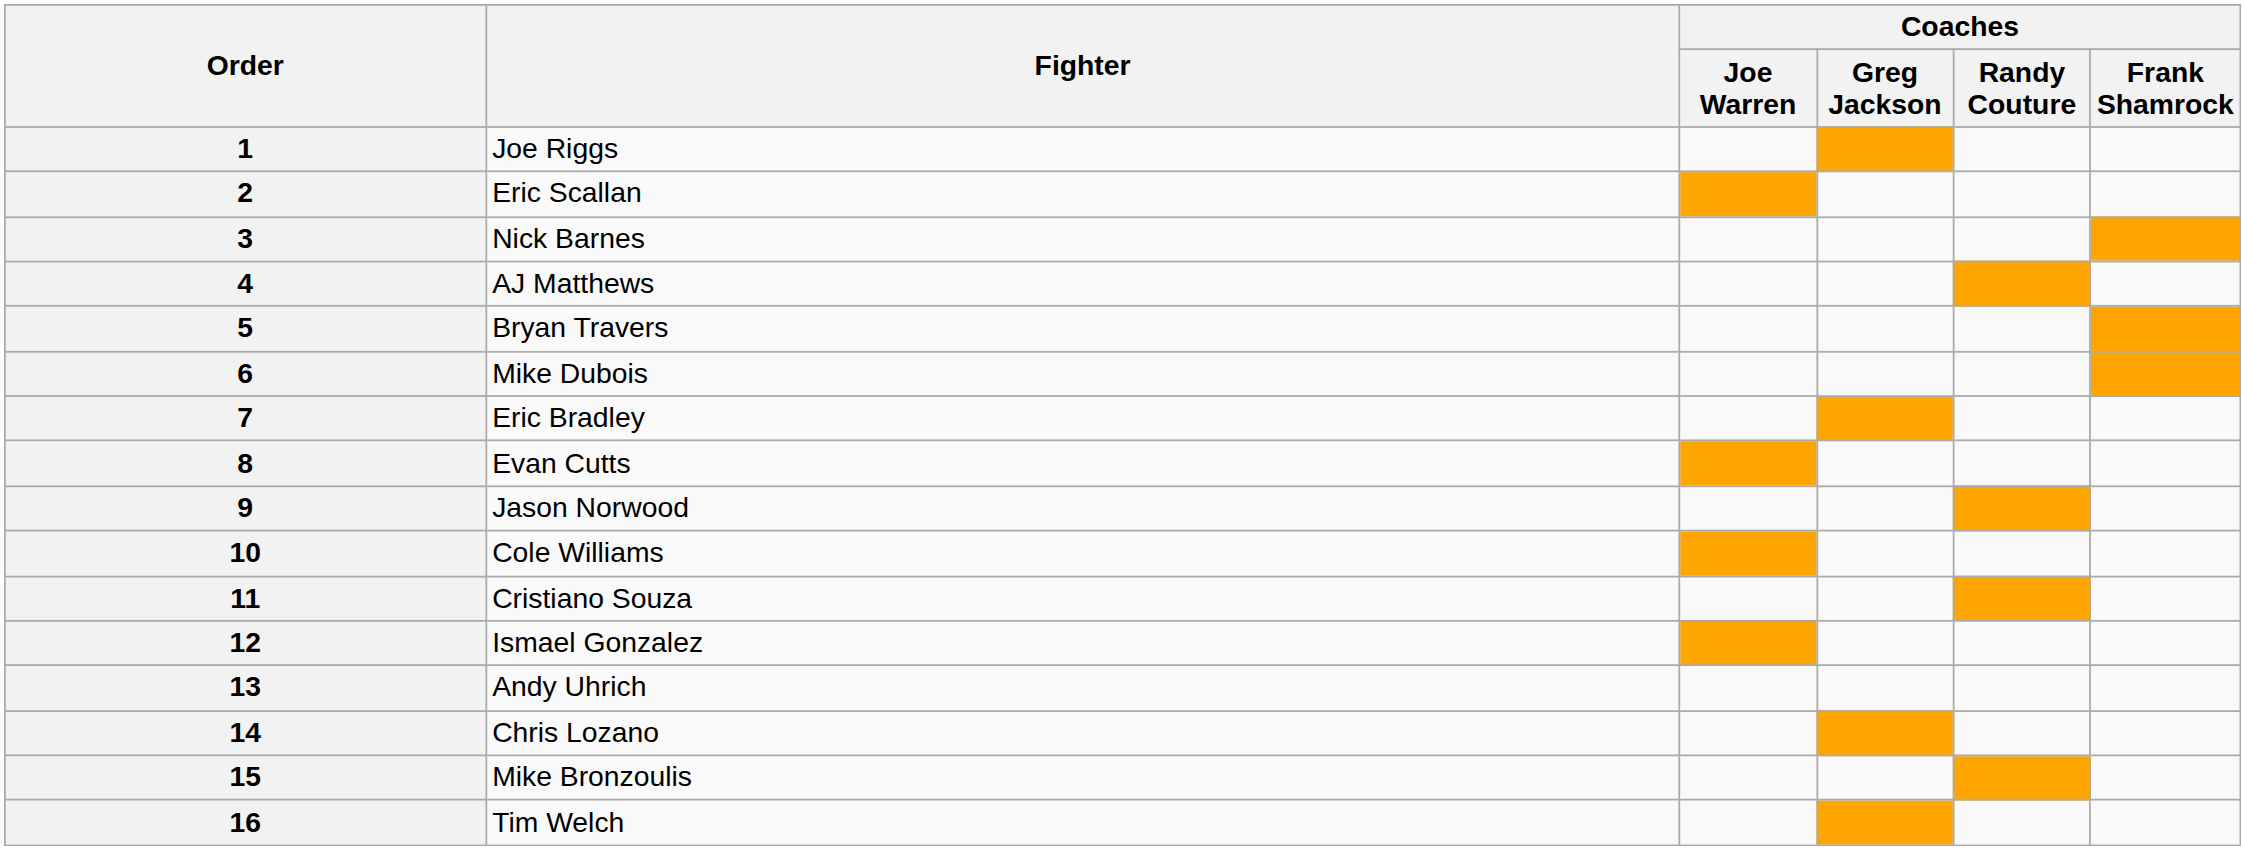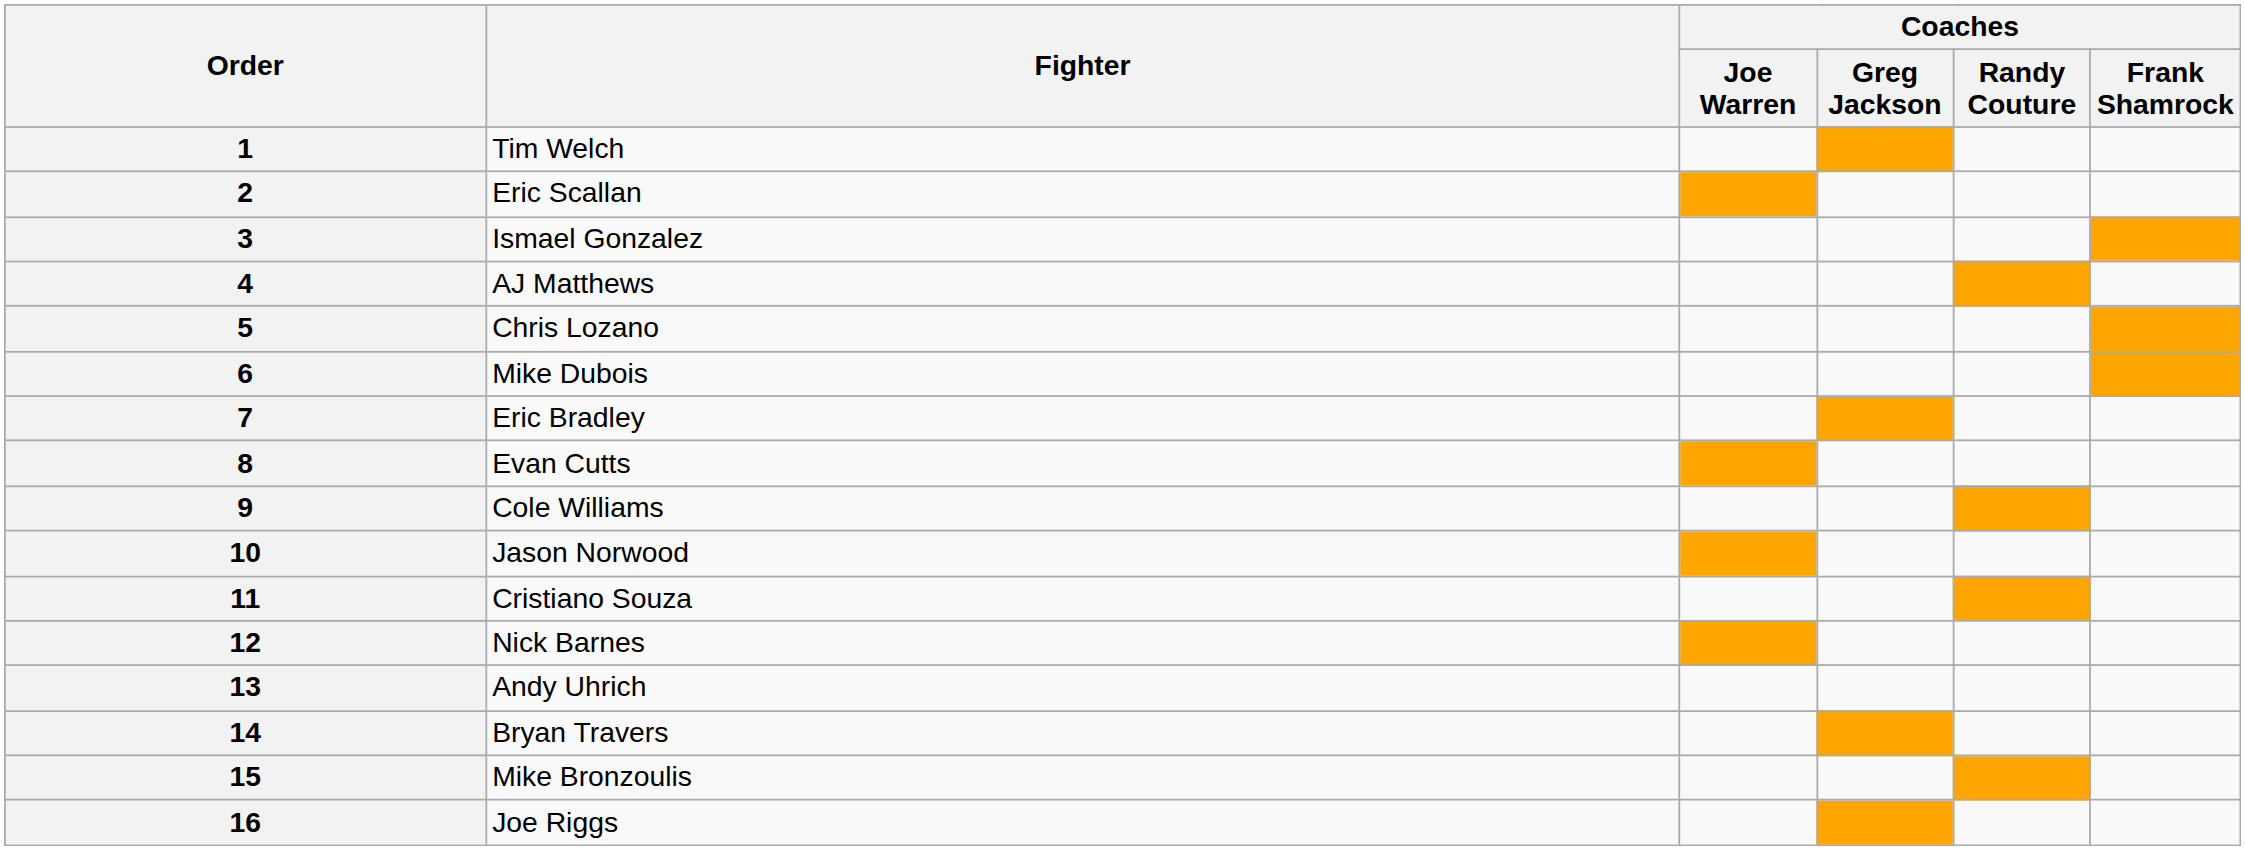(555, 148) Joe Riggs -> (558, 148) Tim Welch
(568, 238) Nick Barnes -> (598, 238) Ismael Gonzalez
(580, 328) Bryan Travers -> (576, 328) Chris Lozano
(591, 507) Jason Norwood -> (578, 507) Cole Williams
(578, 552) Cole Williams -> (591, 552) Jason Norwood
(598, 642) Ismael Gonzalez -> (568, 642) Nick Barnes
(576, 732) Chris Lozano -> (580, 732) Bryan Travers
(558, 822) Tim Welch -> (555, 822) Joe Riggs
